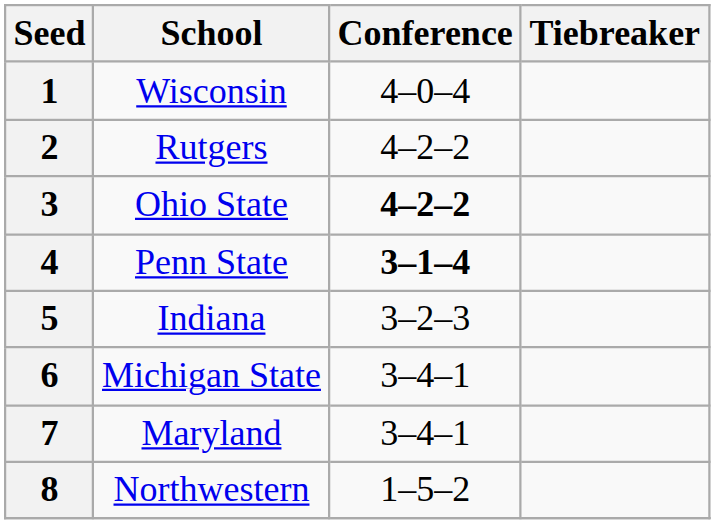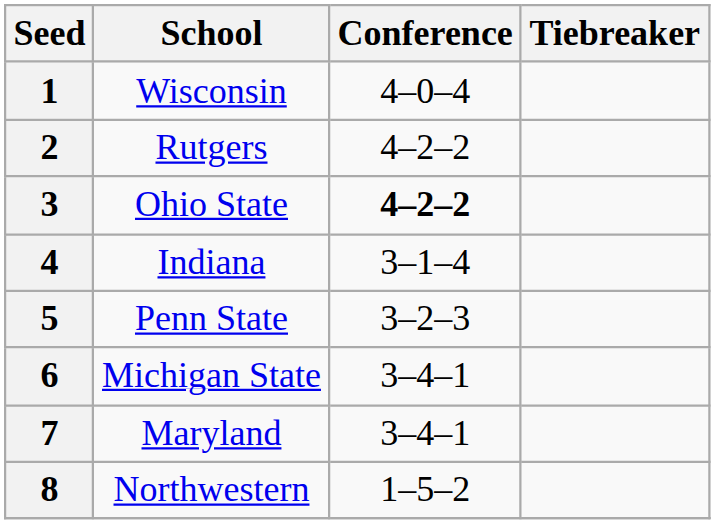(211, 261) Penn State -> (211, 261) Indiana
(425, 261) bold -> (425, 261) normal
(211, 318) Indiana -> (211, 318) Penn State
